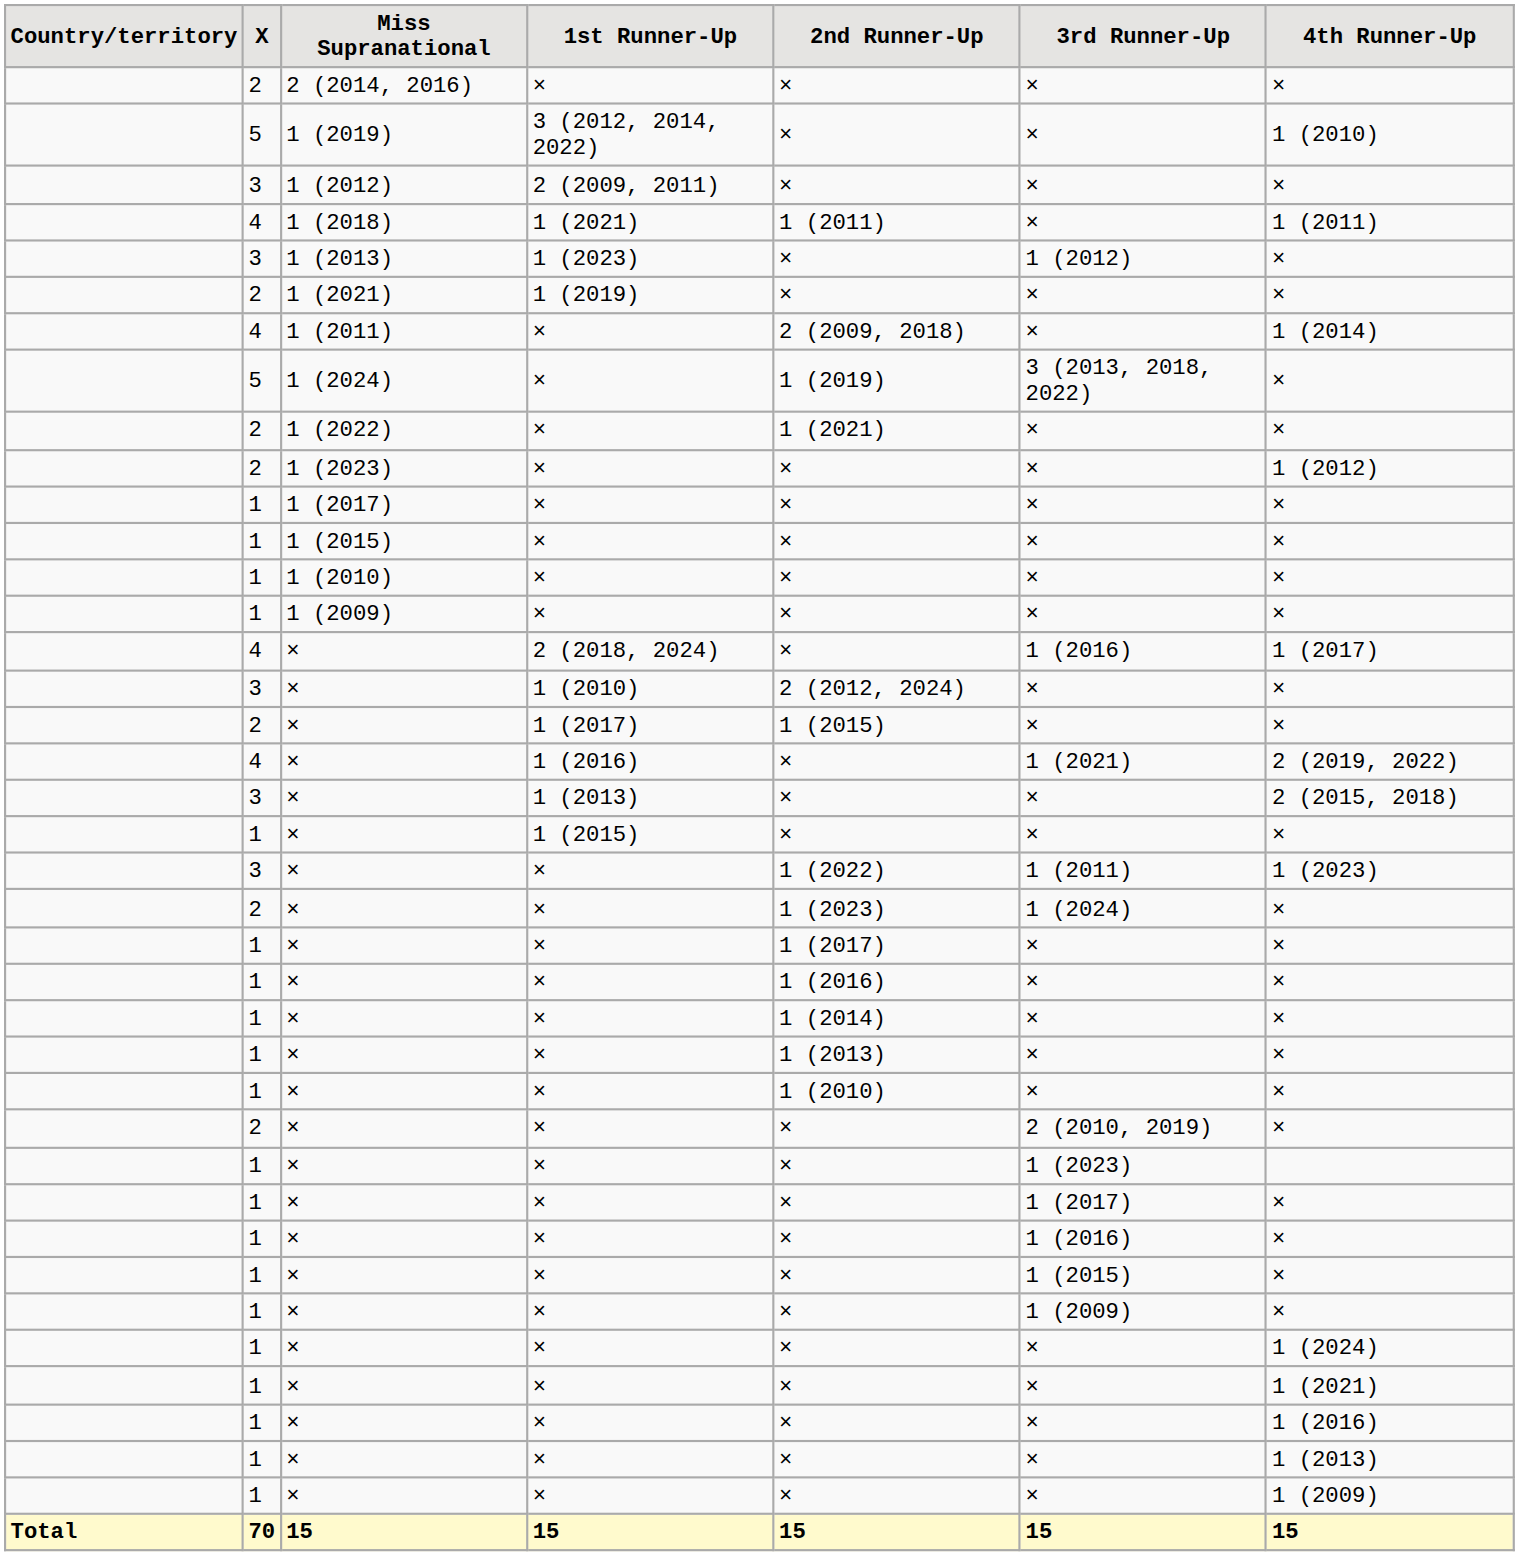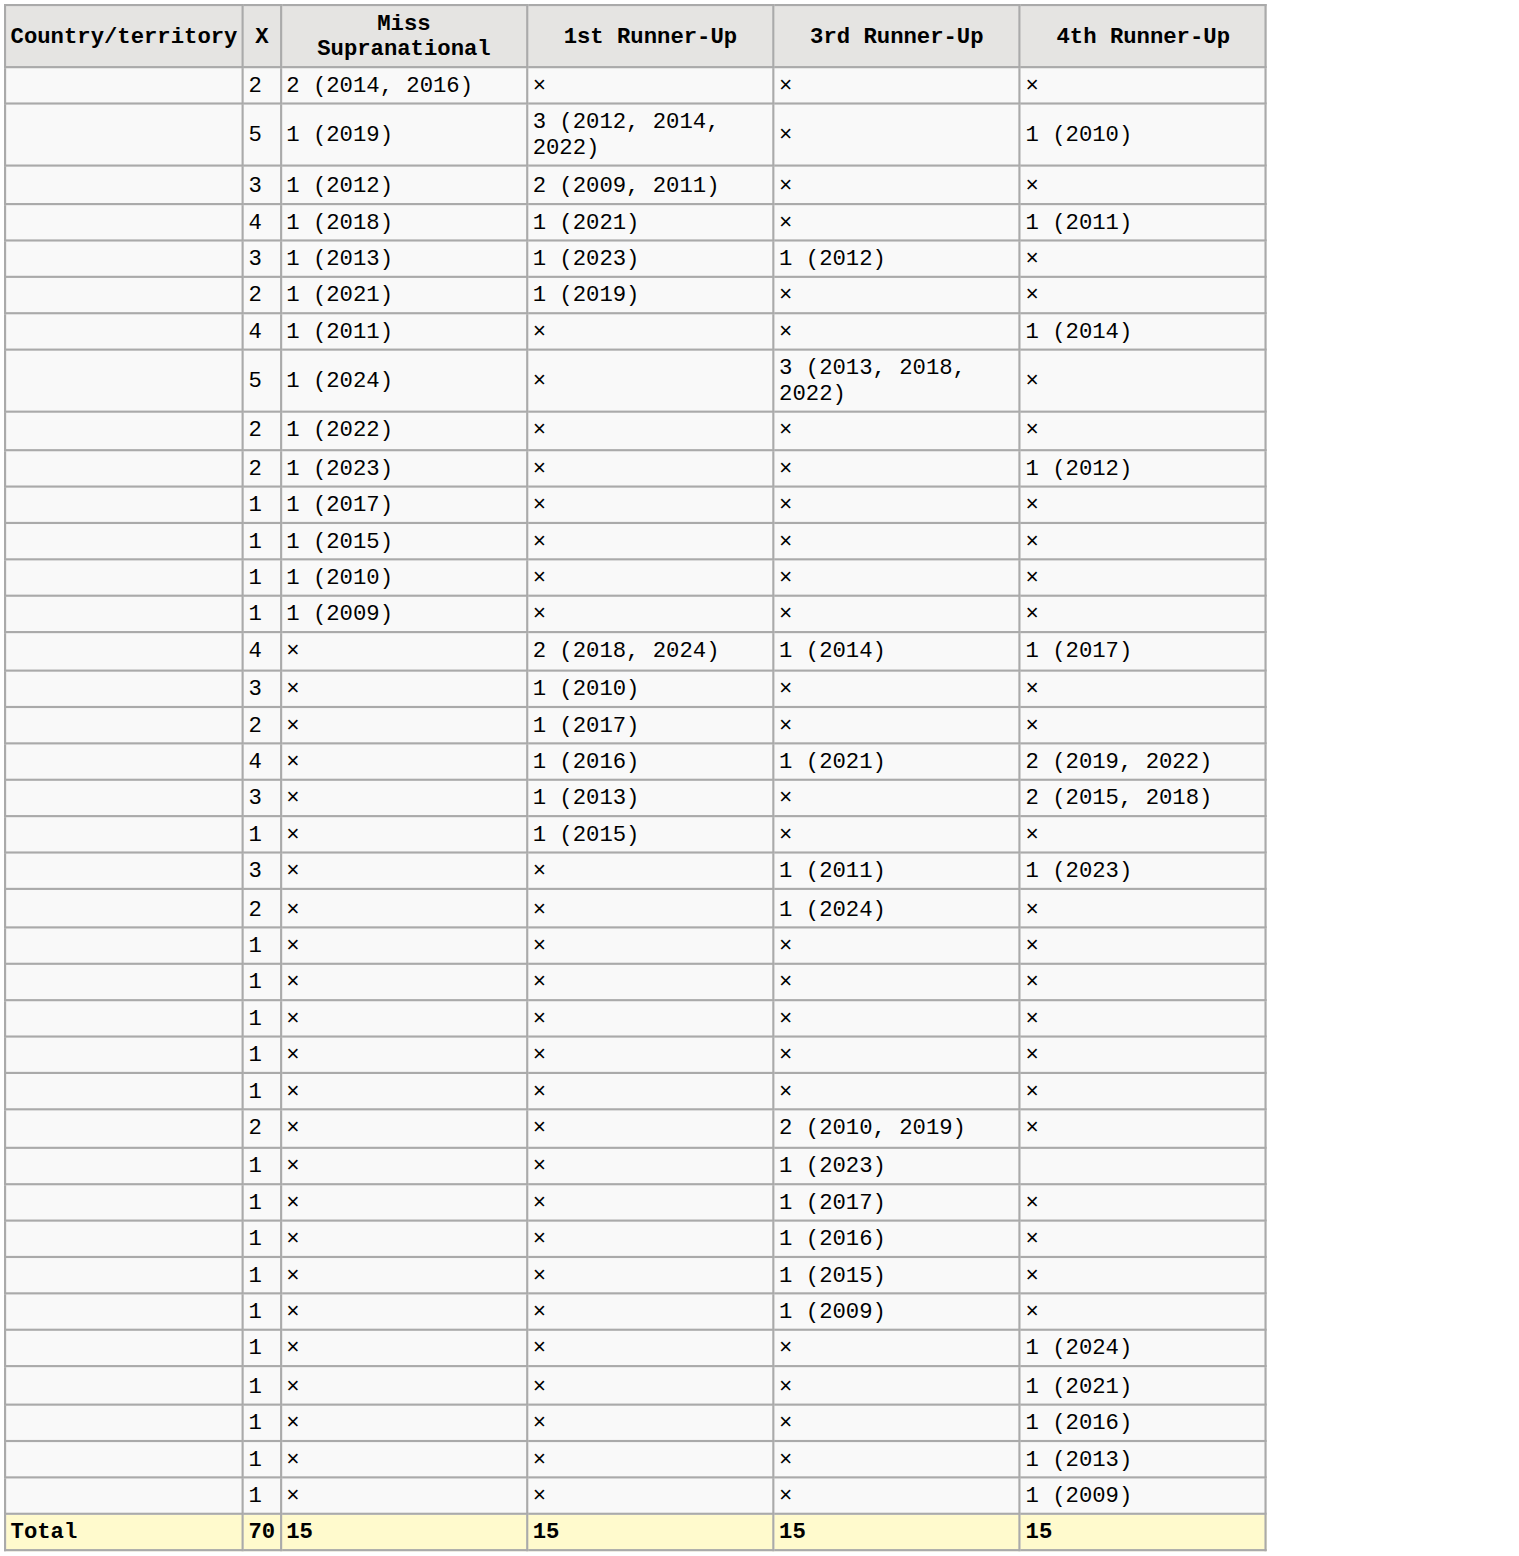- column: (897, 37)
(1079, 652) 1 (2016) -> (832, 652) 1 (2014)
